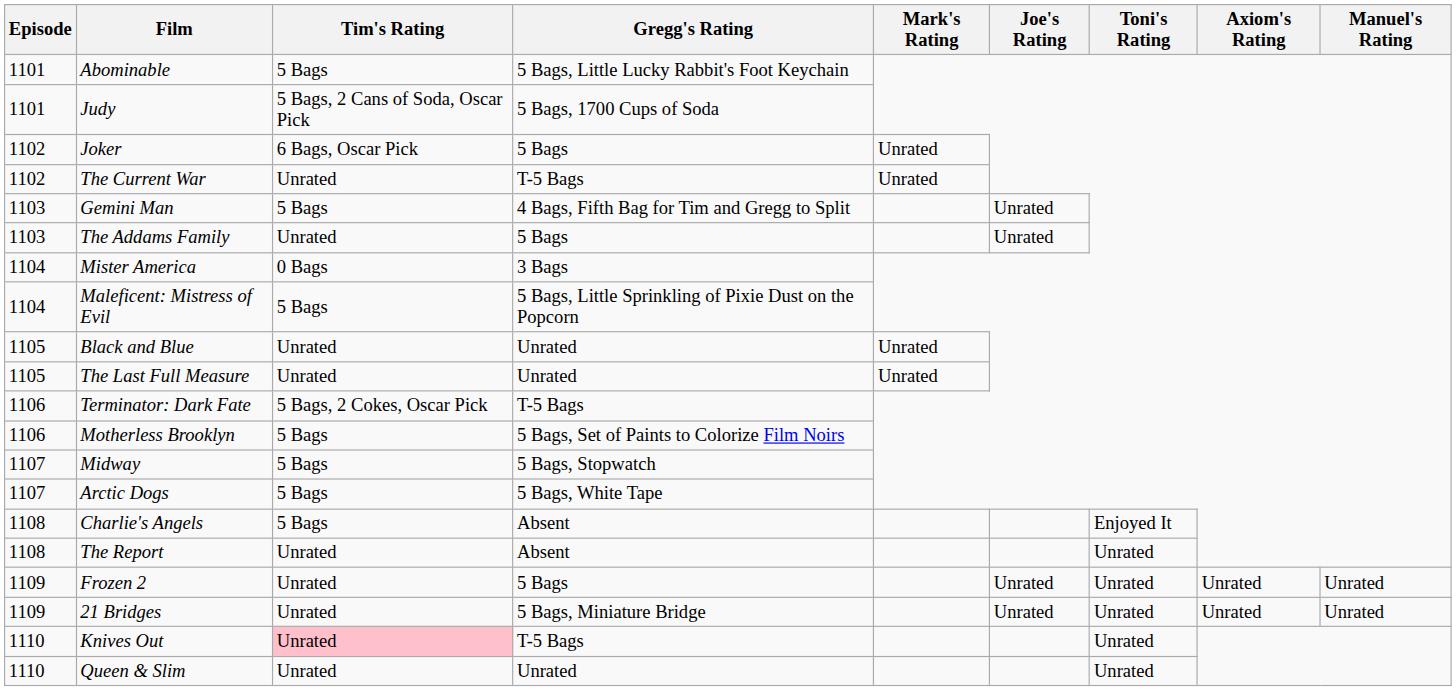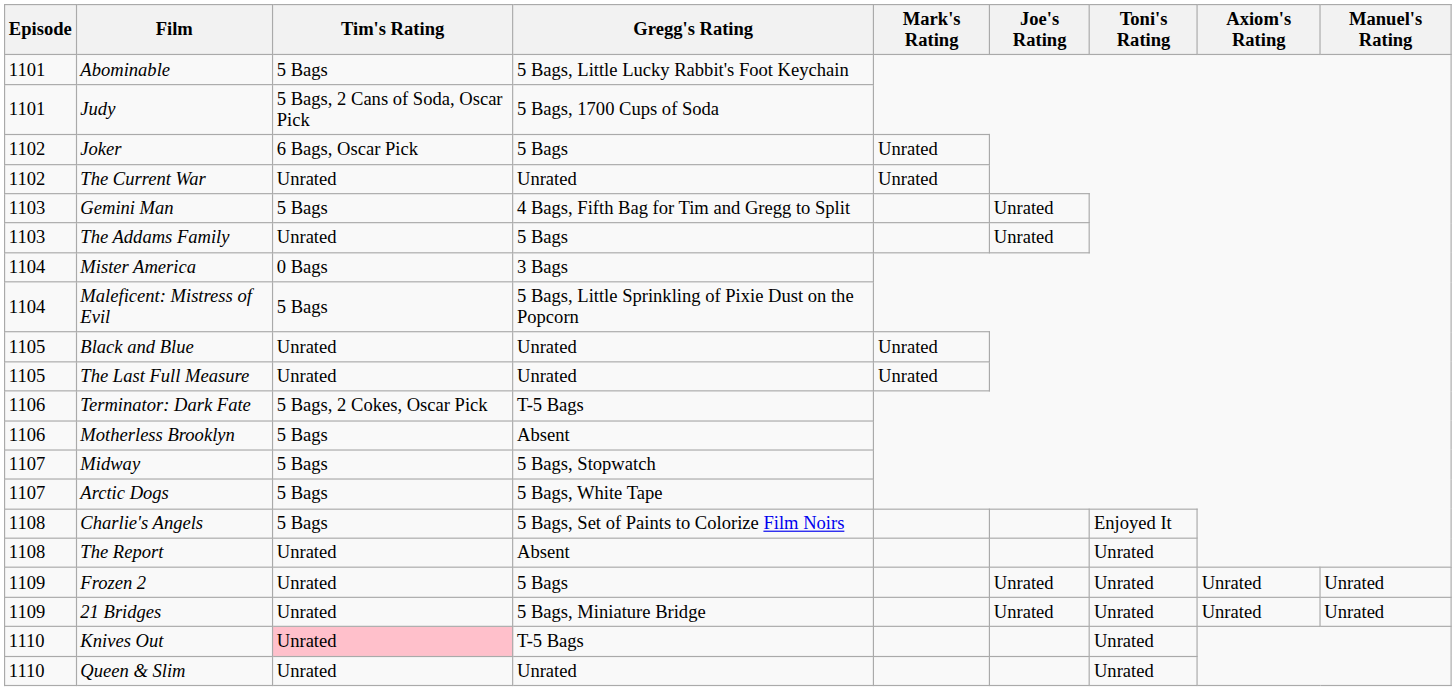(550, 178) T-5 Bags -> (547, 178) Unrated
(681, 435) 5 Bags, Set of Paints to Colorize Film Noirs -> (543, 435) Absent
(543, 523) Absent -> (681, 523) 5 Bags, Set of Paints to Colorize Film Noirs
